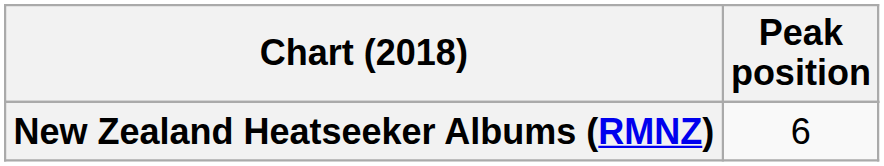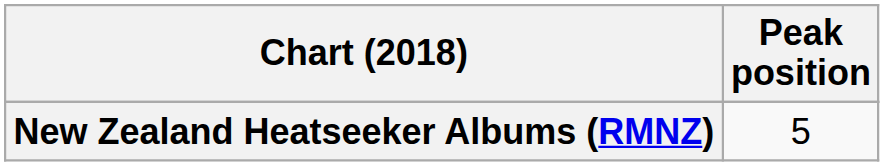(801, 130) 6 -> (801, 130) 5
